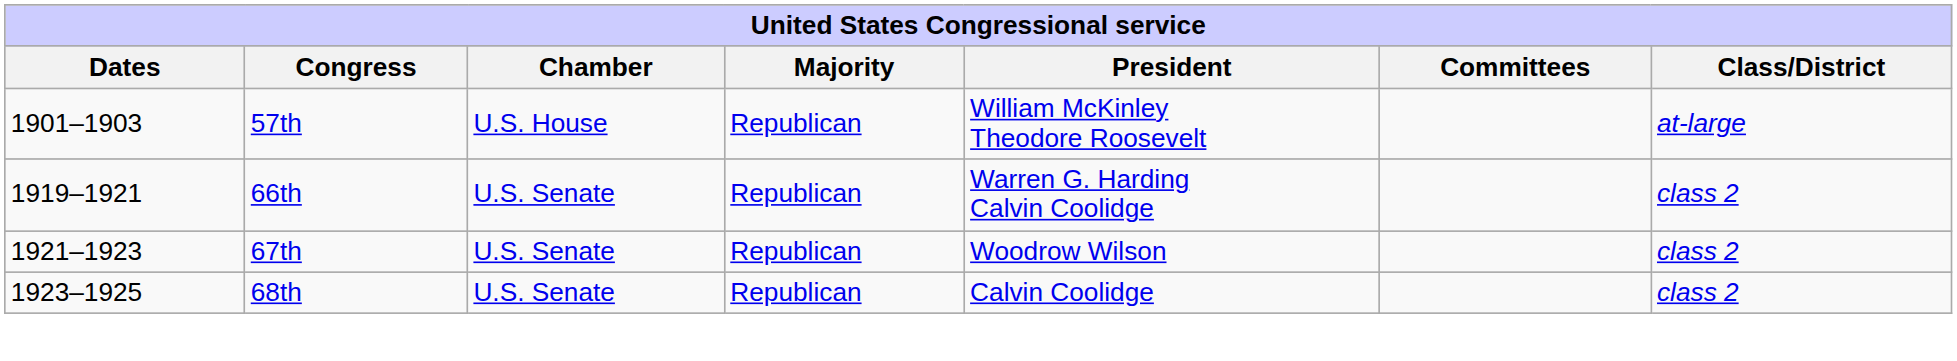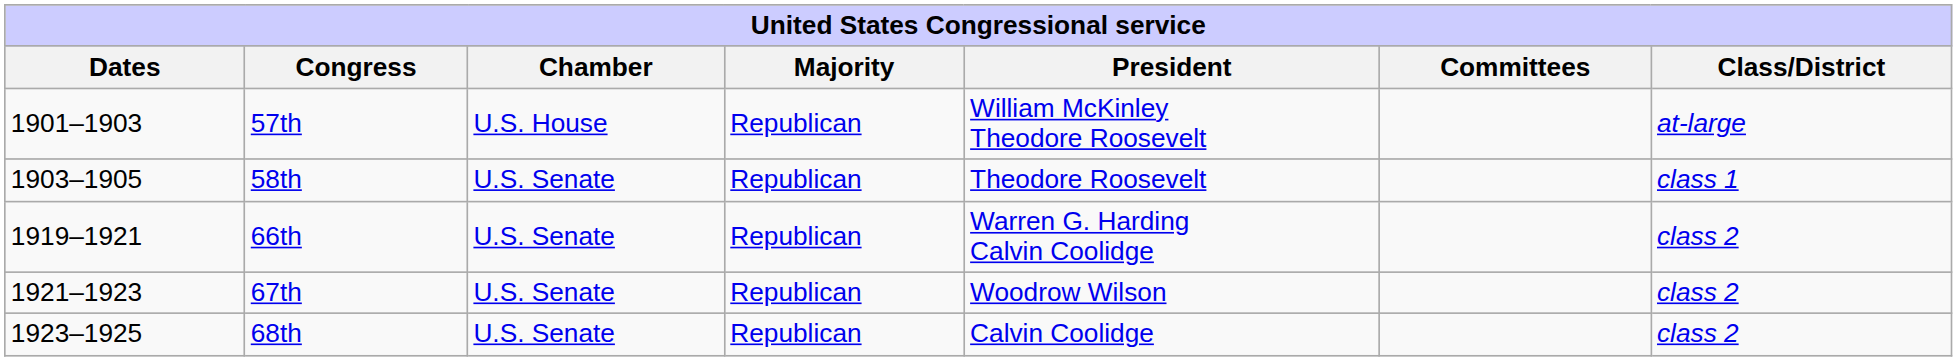+ row: (276, 179)
